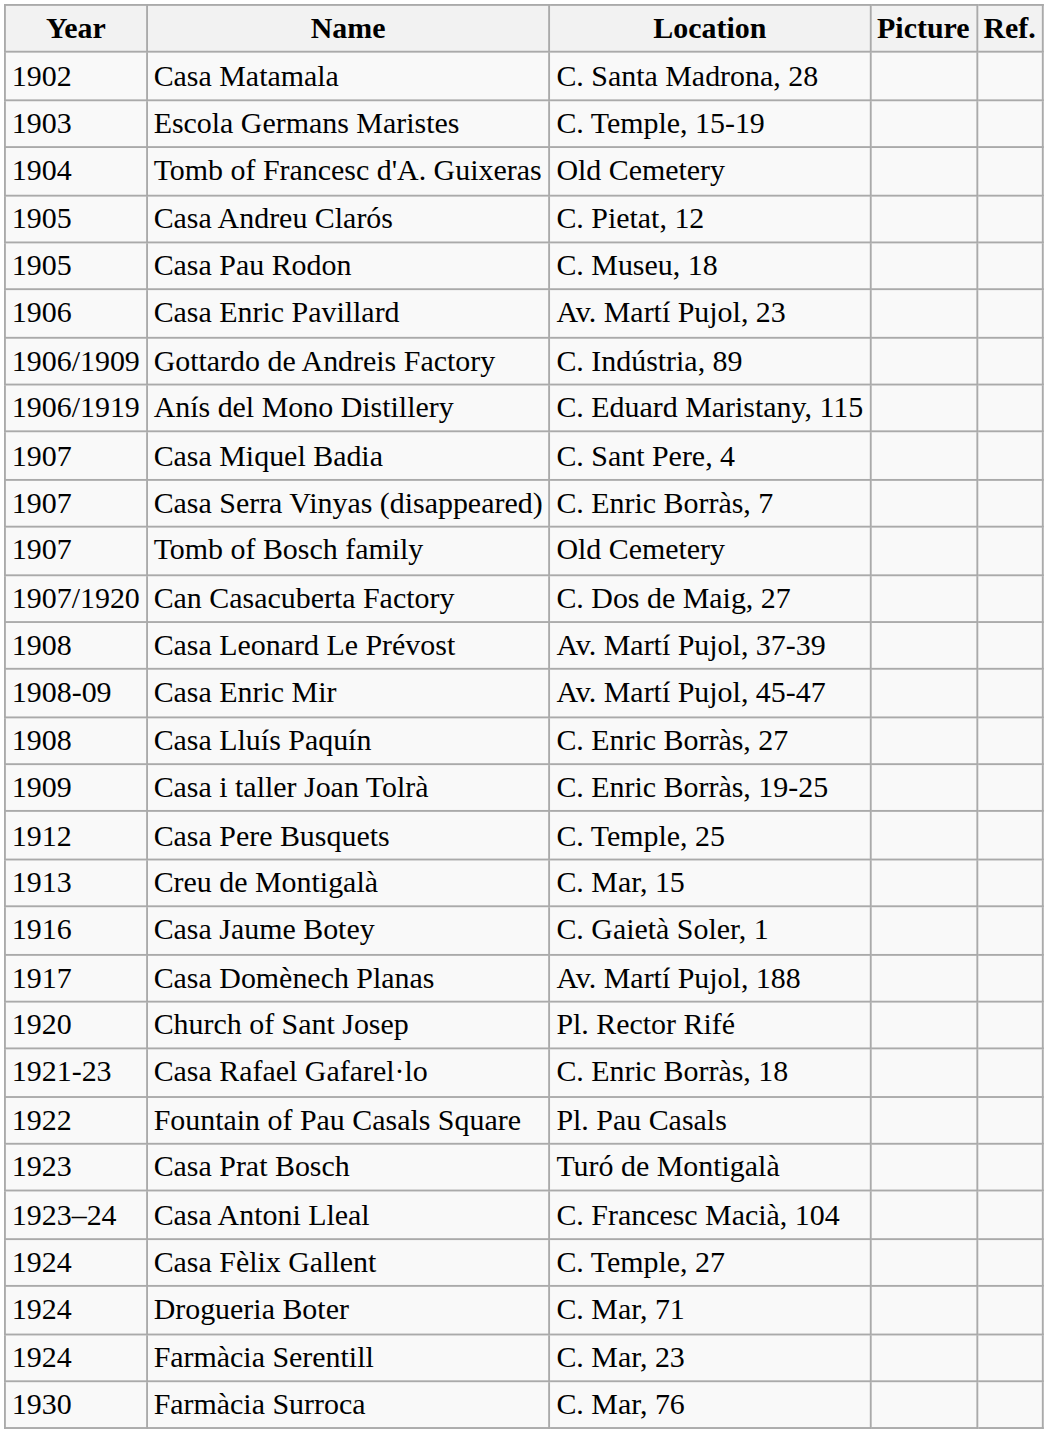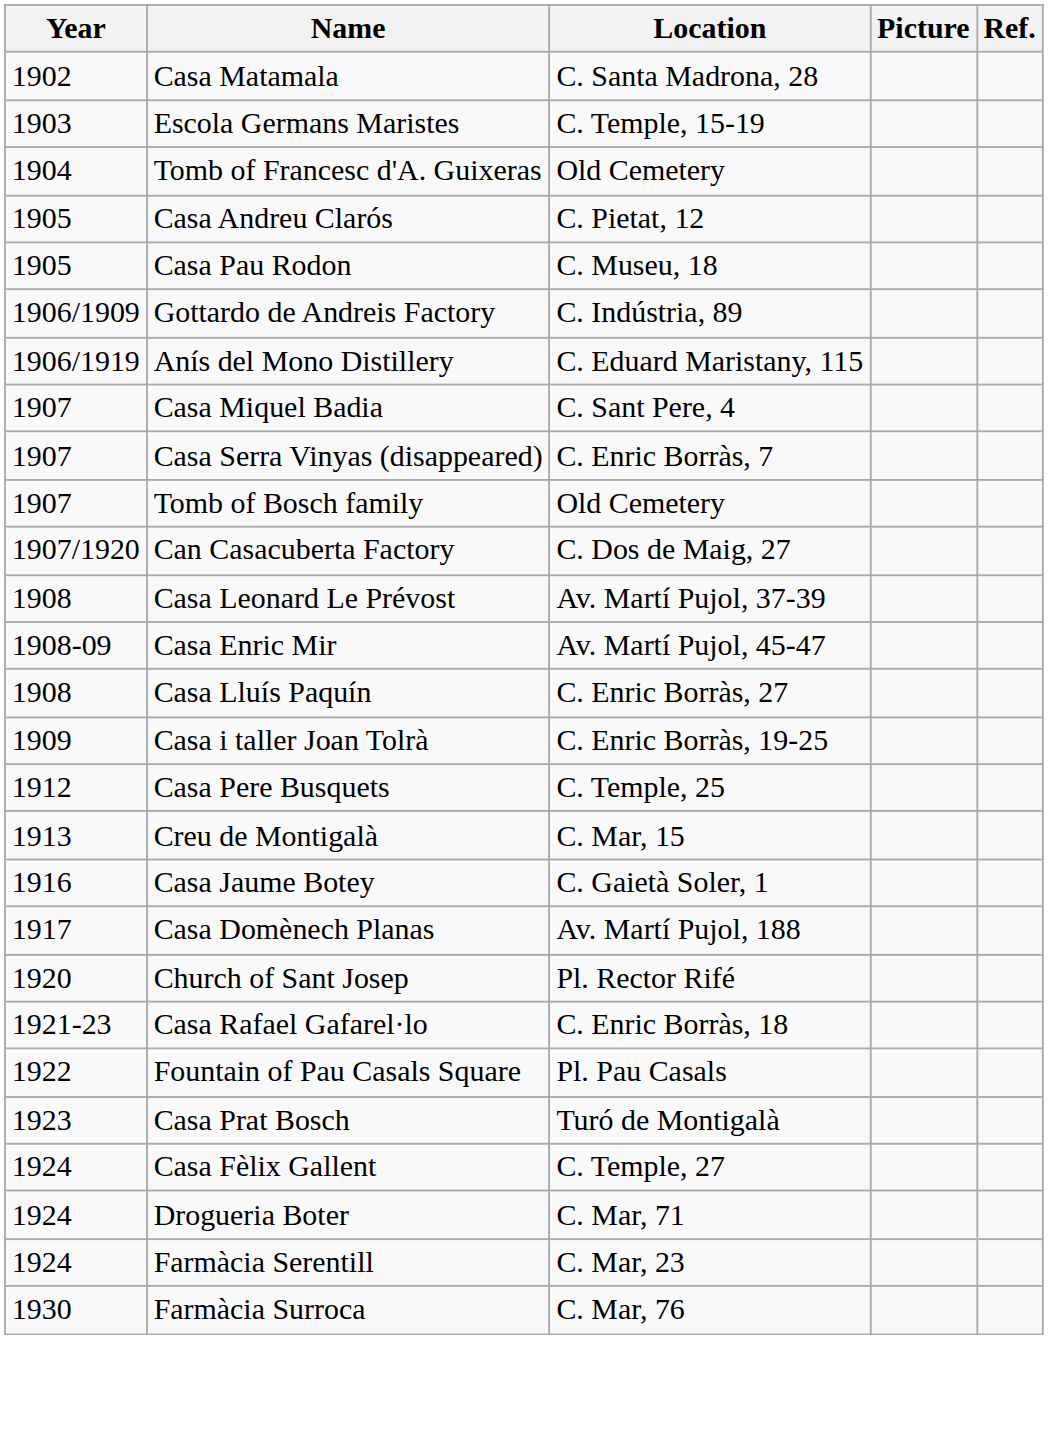- row: (277, 312)
- row: (262, 1214)
